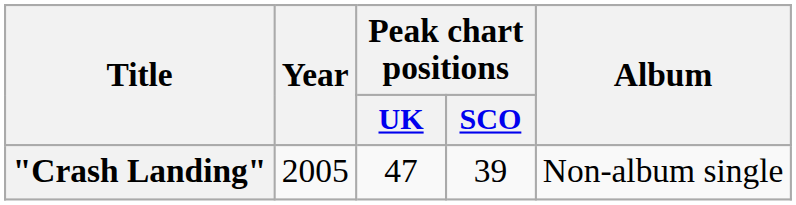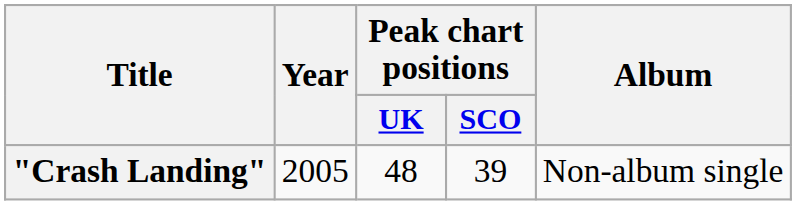(401, 171) 47 -> (401, 171) 48
